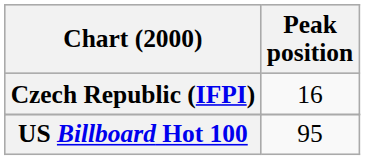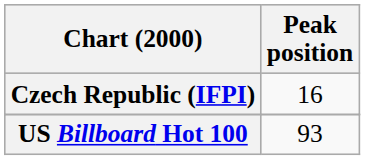(310, 133) 95 -> (310, 133) 93
